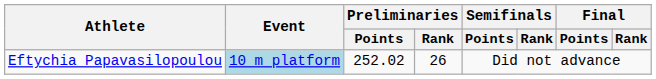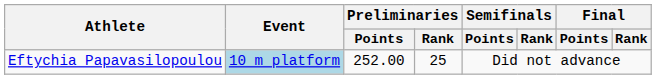(379, 62) 252.02 -> (379, 62) 252.00
(438, 62) 26 -> (438, 62) 25
